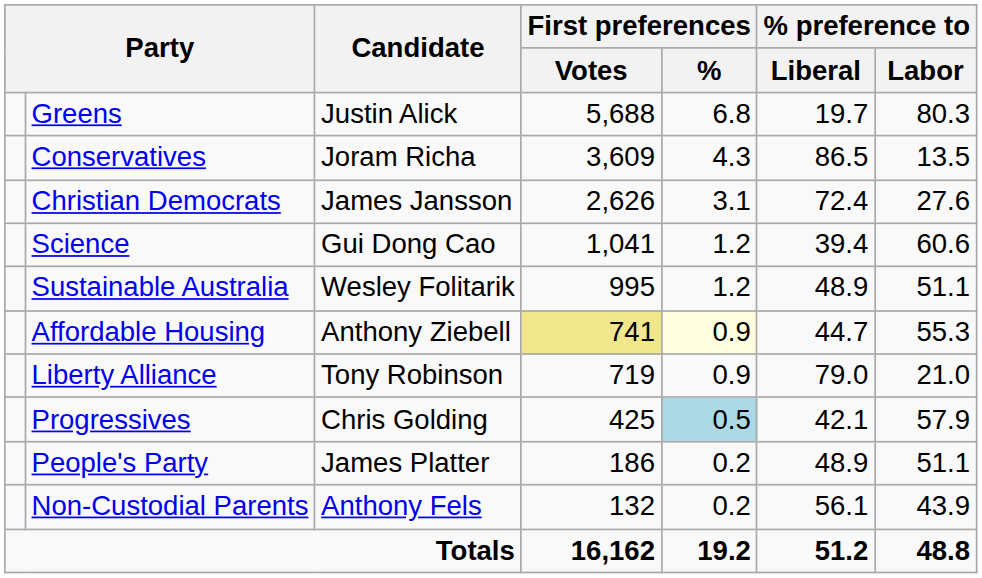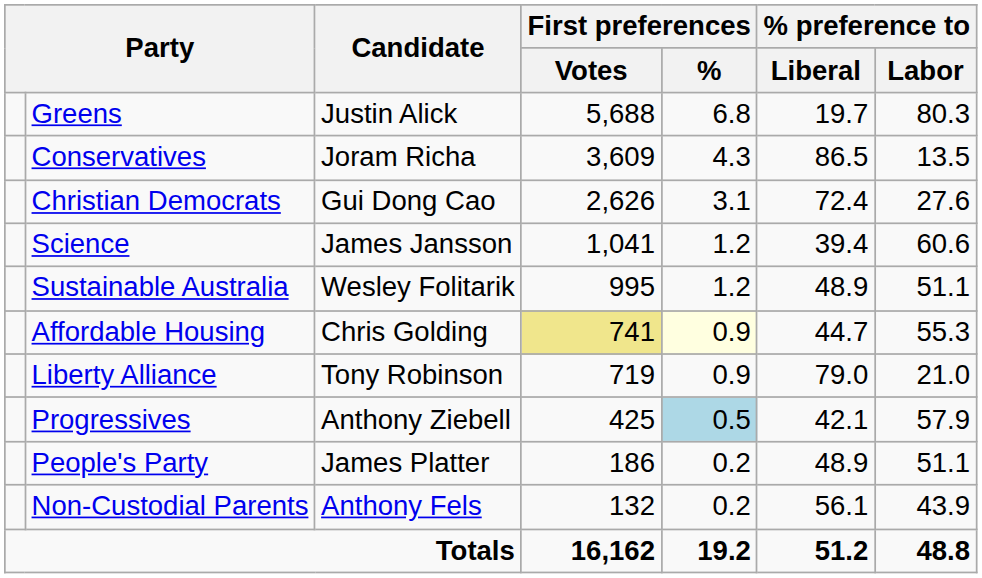(417, 200) James Jansson -> (408, 200) Gui Dong Cao
(408, 244) Gui Dong Cao -> (417, 244) James Jansson
(416, 331) Anthony Ziebell -> (404, 331) Chris Golding
(404, 419) Chris Golding -> (416, 419) Anthony Ziebell
